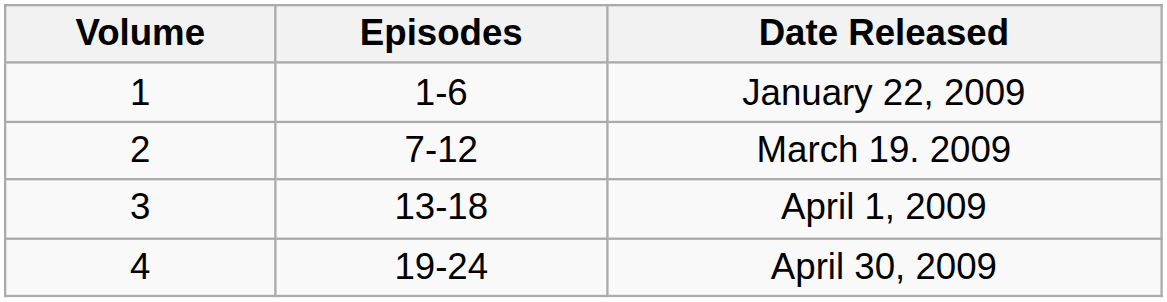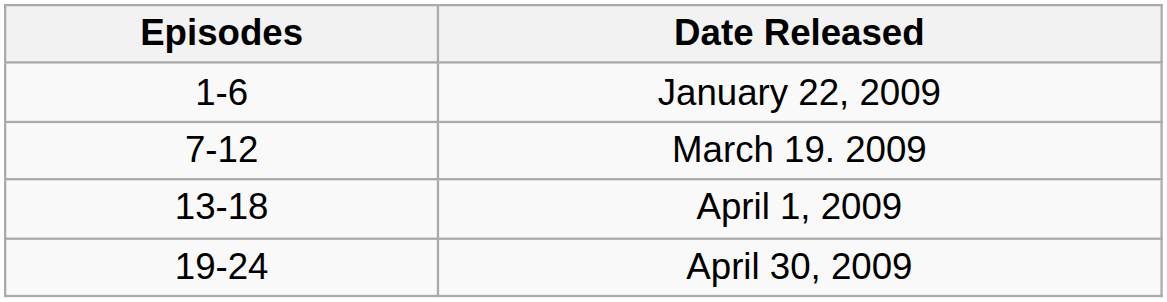- column: (140, 33)
